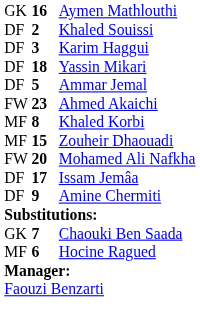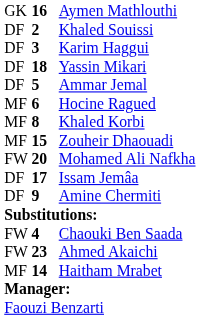rows swapped: (107, 252) <-> (108, 103)
(16, 233) GK -> (16, 233) FW
(35, 233) 7 -> (35, 233) 4
+ row: (110, 270)
